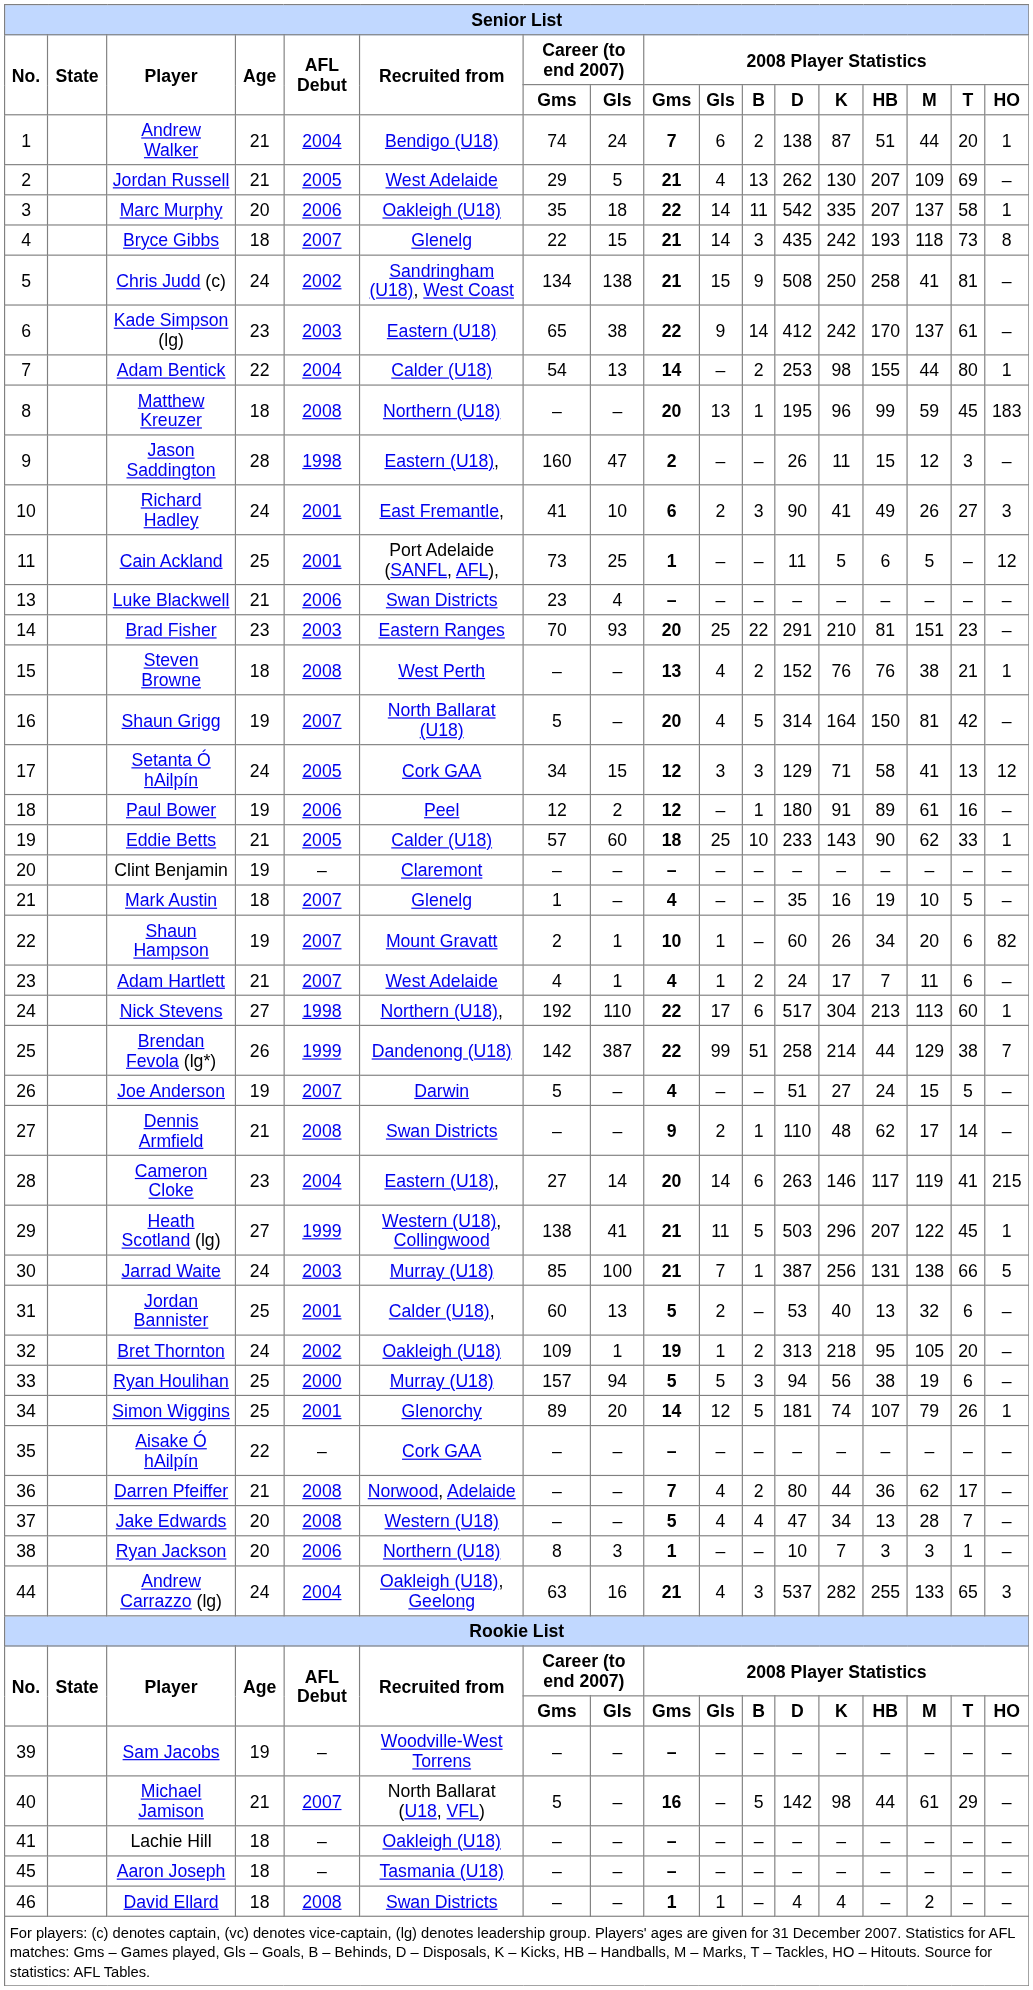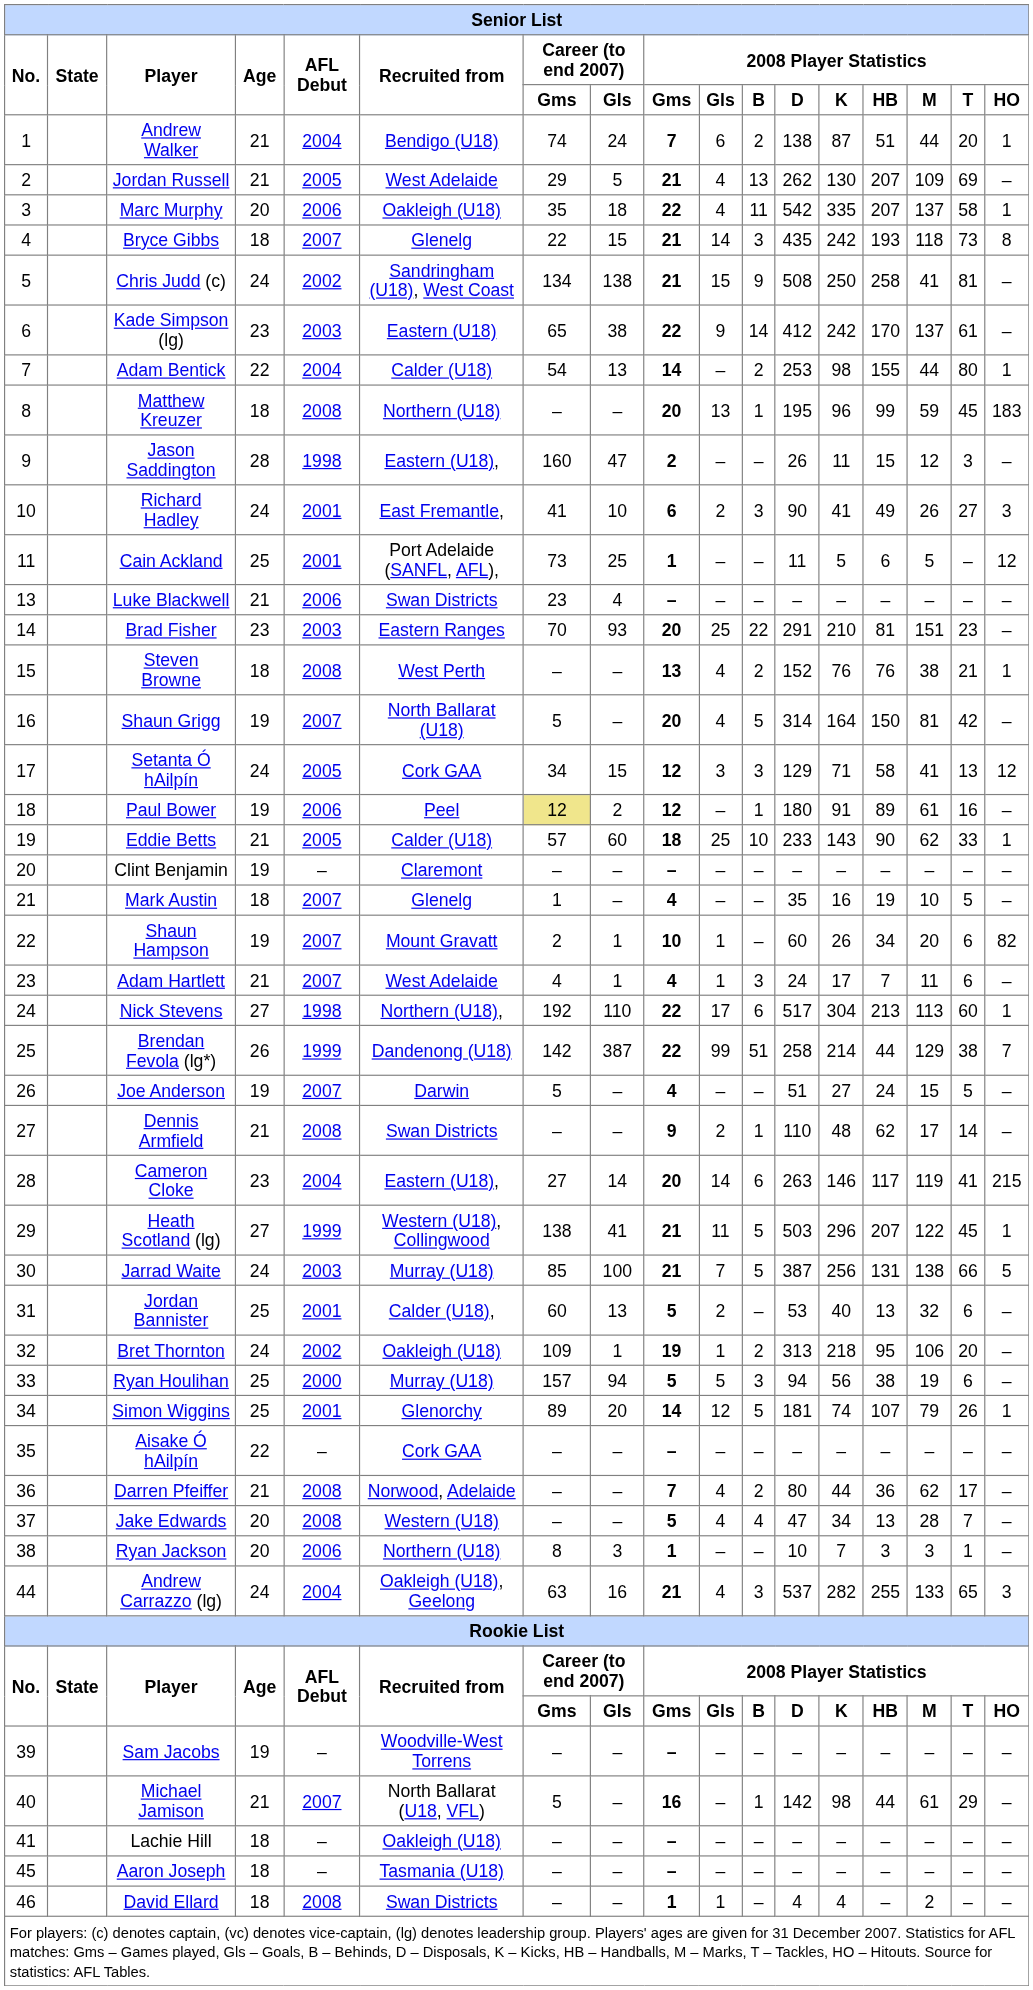(721, 210) 14 -> (721, 210) 4
(557, 810) no background -> (557, 810) khaki background
(759, 980) 2 -> (759, 980) 3
(759, 1270) 1 -> (759, 1270) 5
(929, 1350) 105 -> (929, 1350) 106
(759, 1801) 5 -> (759, 1801) 1
